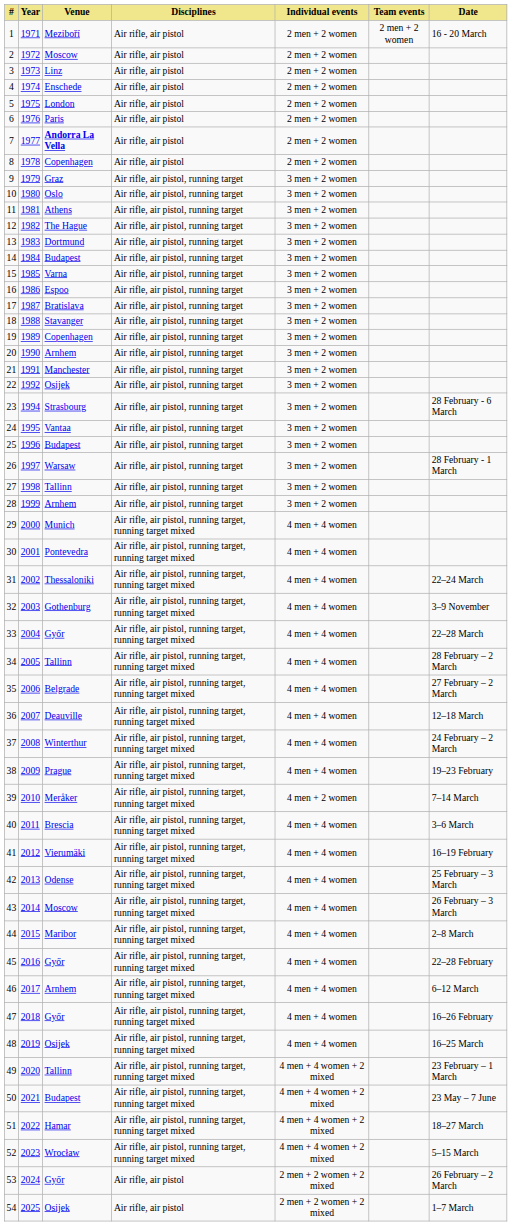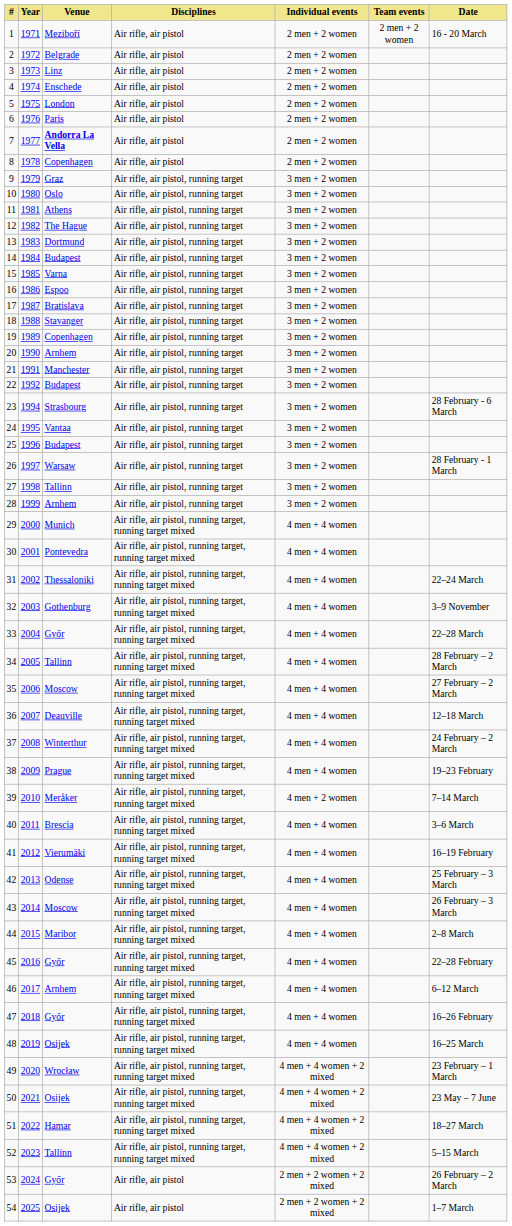(61, 56) Moscow -> (62, 56) Belgrade
(57, 385) Osijek -> (63, 385) Budapest
(62, 689) Belgrade -> (61, 689) Moscow
(58, 1071) Tallinn -> (62, 1071) Wrocław
(63, 1098) Budapest -> (57, 1098) Osijek
(62, 1153) Wrocław -> (58, 1153) Tallinn
